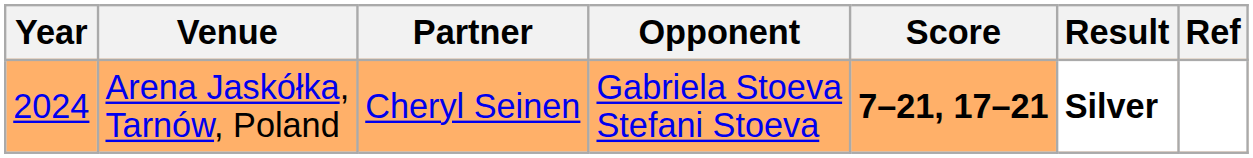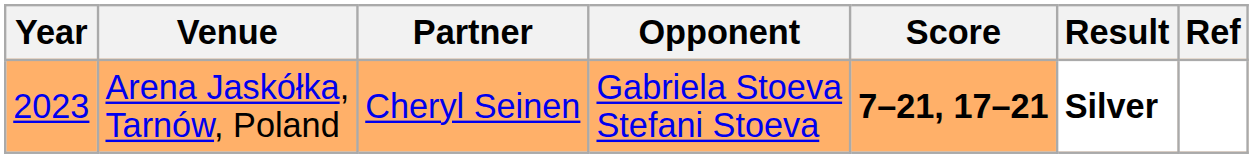(51, 106) 2024 -> (51, 106) 2023
